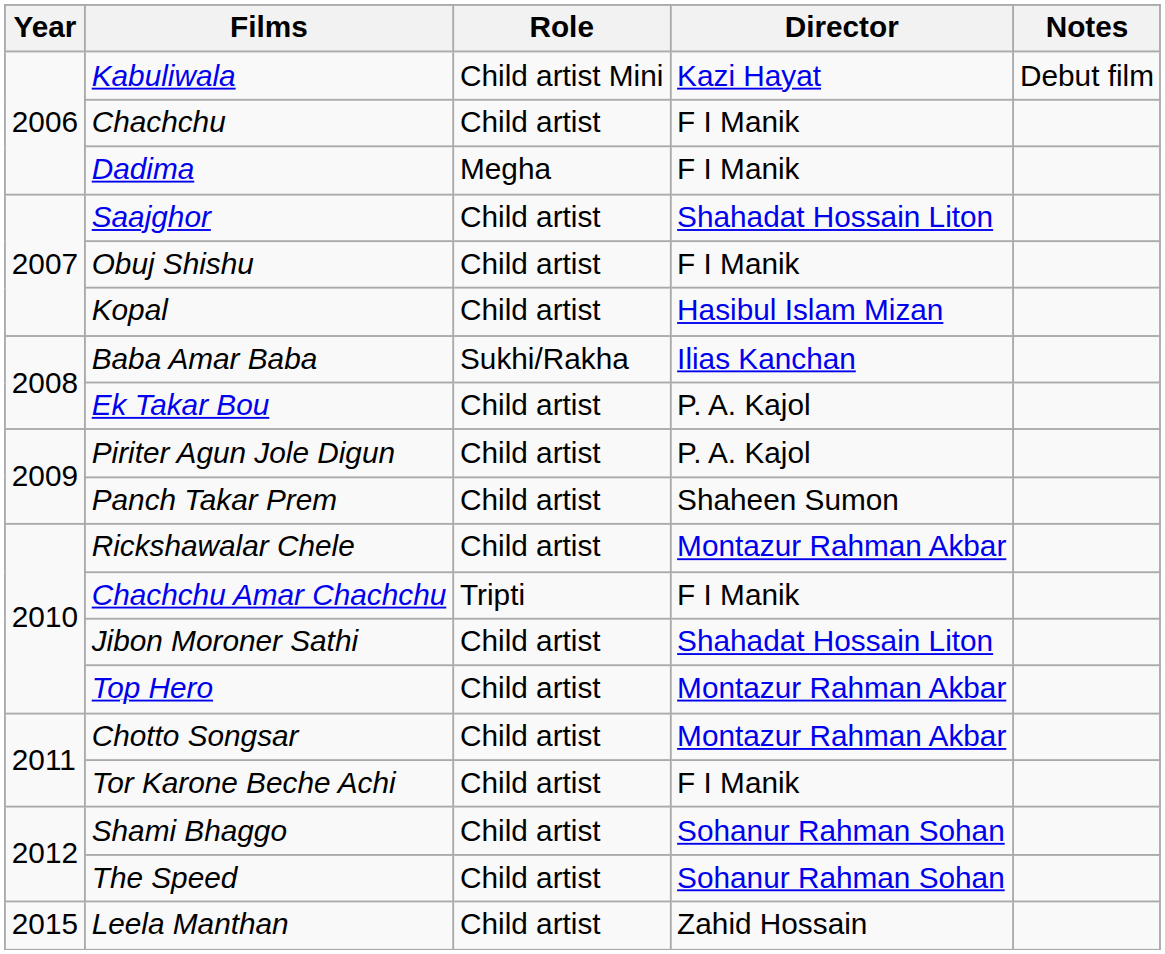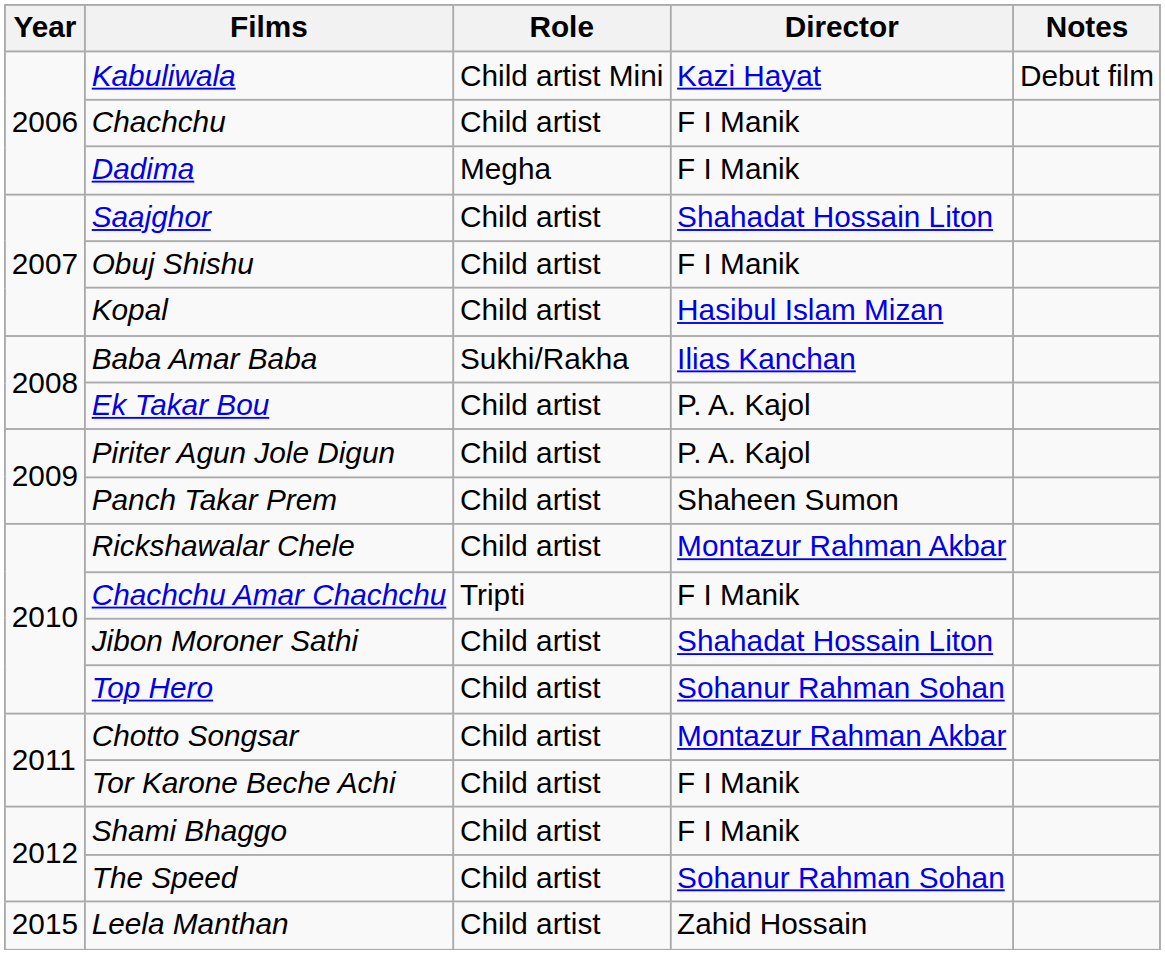(842, 688) Montazur Rahman Akbar -> (841, 688) Sohanur Rahman Sohan
(841, 830) Sohanur Rahman Sohan -> (738, 830) F I Manik
